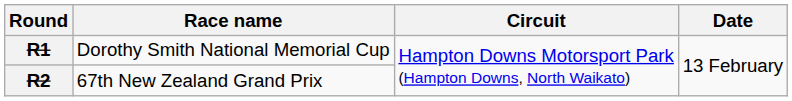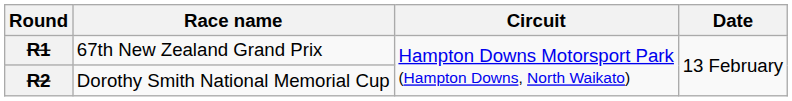(233, 50) Dorothy Smith National Memorial Cup -> (200, 50) 67th New Zealand Grand Prix
(200, 80) 67th New Zealand Grand Prix -> (233, 80) Dorothy Smith National Memorial Cup
